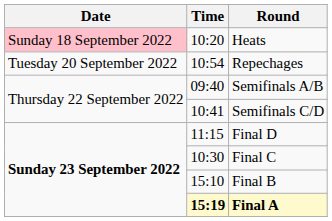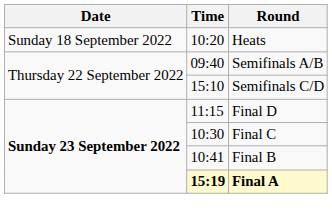(90, 39) pink background -> (90, 39) no background
- row: (267, 63)
(207, 110) 10:41 -> (207, 87) 15:10
(207, 181) 15:10 -> (207, 157) 10:41
